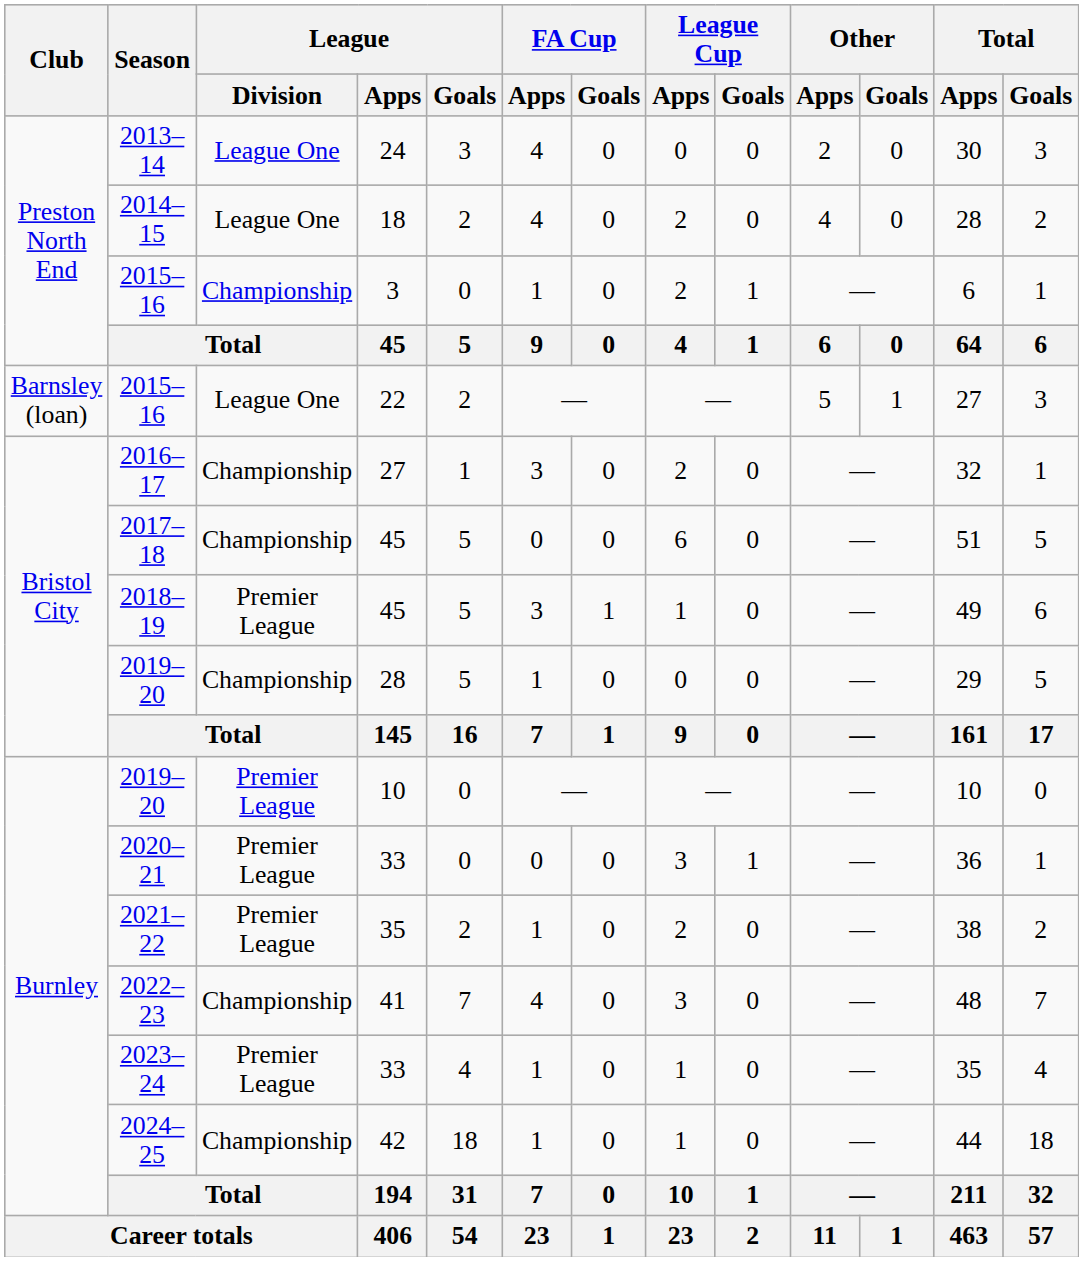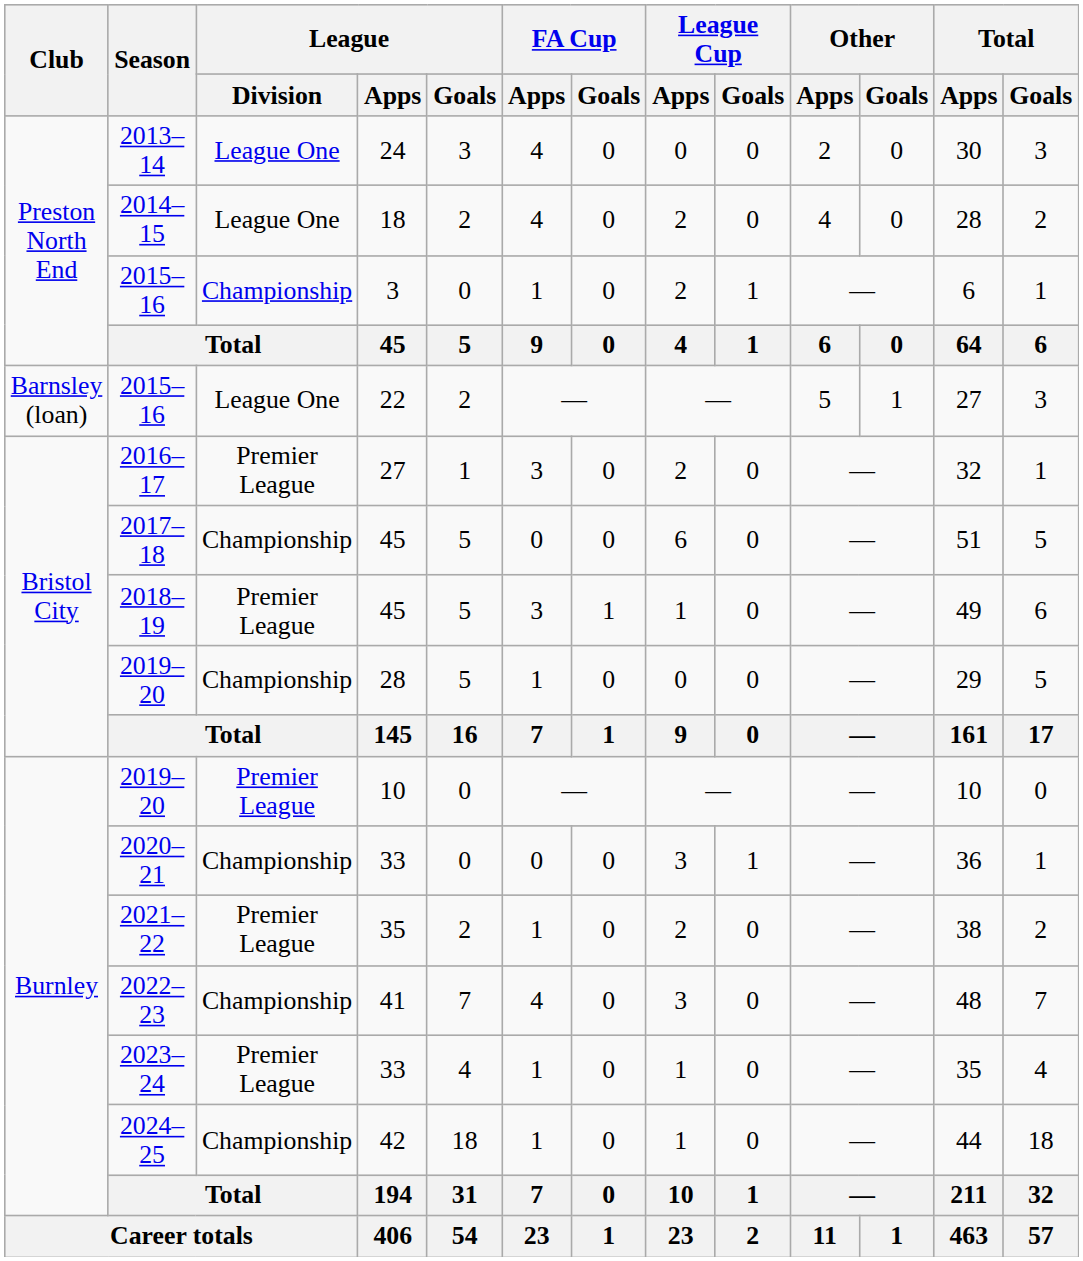(277, 470) Championship -> (277, 470) Premier League
(277, 860) Premier League -> (277, 860) Championship
